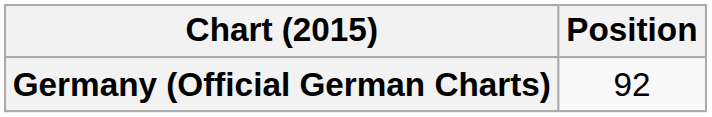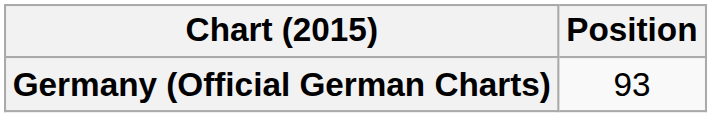(632, 83) 92 -> (632, 83) 93
